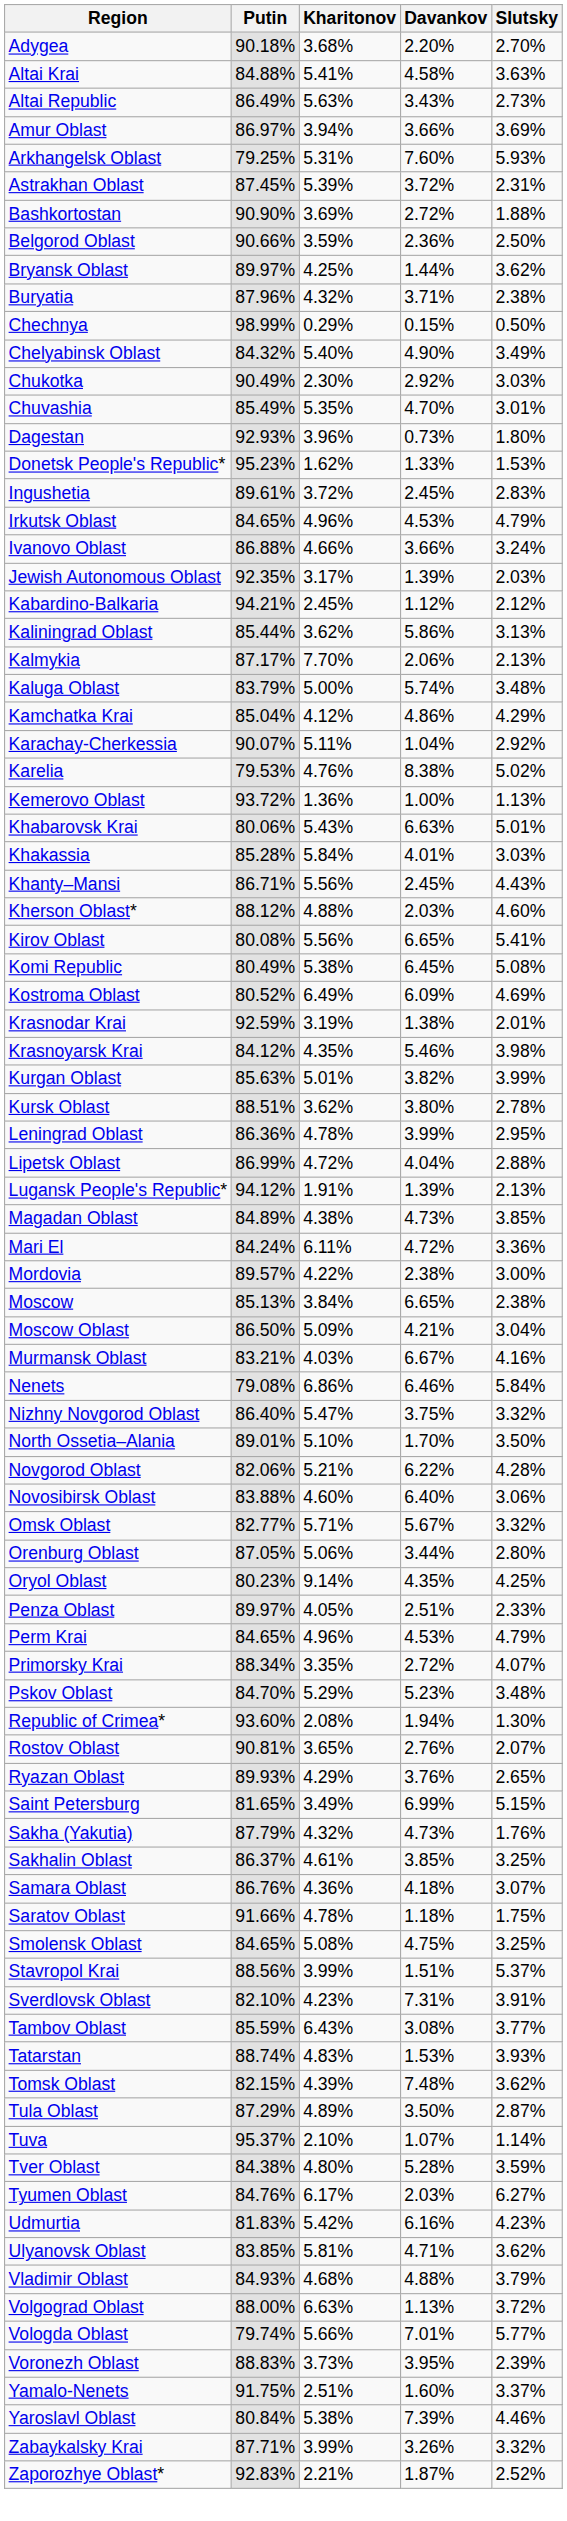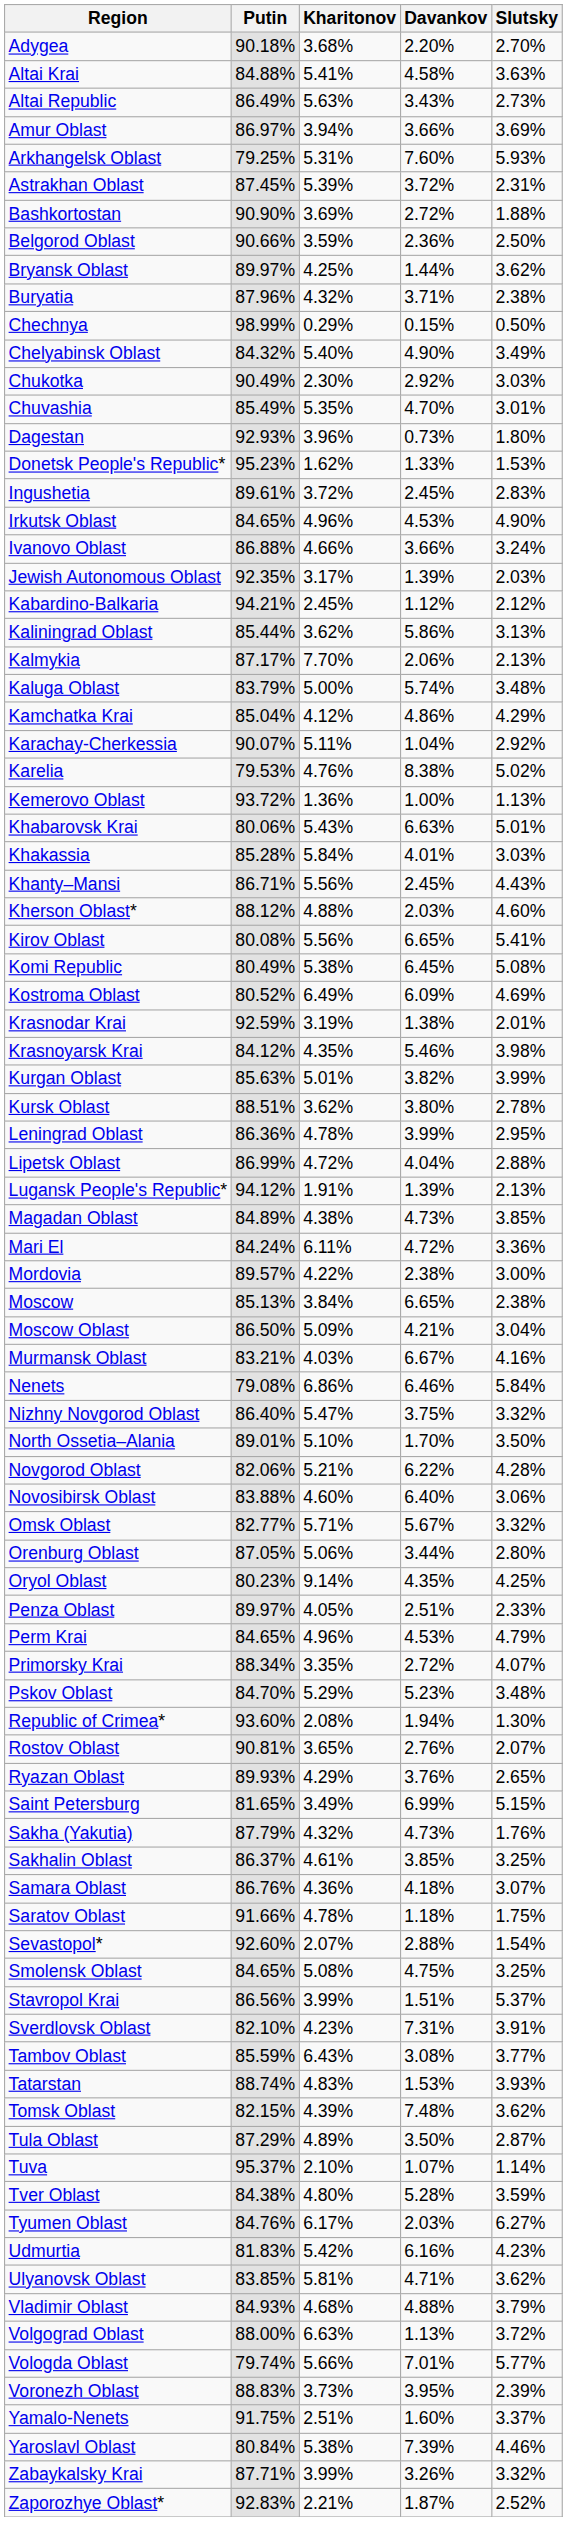(520, 520) 4.79% -> (520, 520) 4.90%
+ row: (56, 1944)
(265, 1972) 88.56% -> (265, 2000) 86.56%
